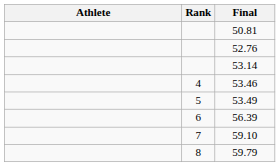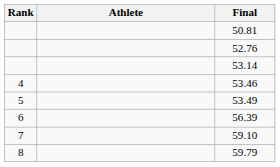columns swapped: (198, 13) <-> (93, 13)
